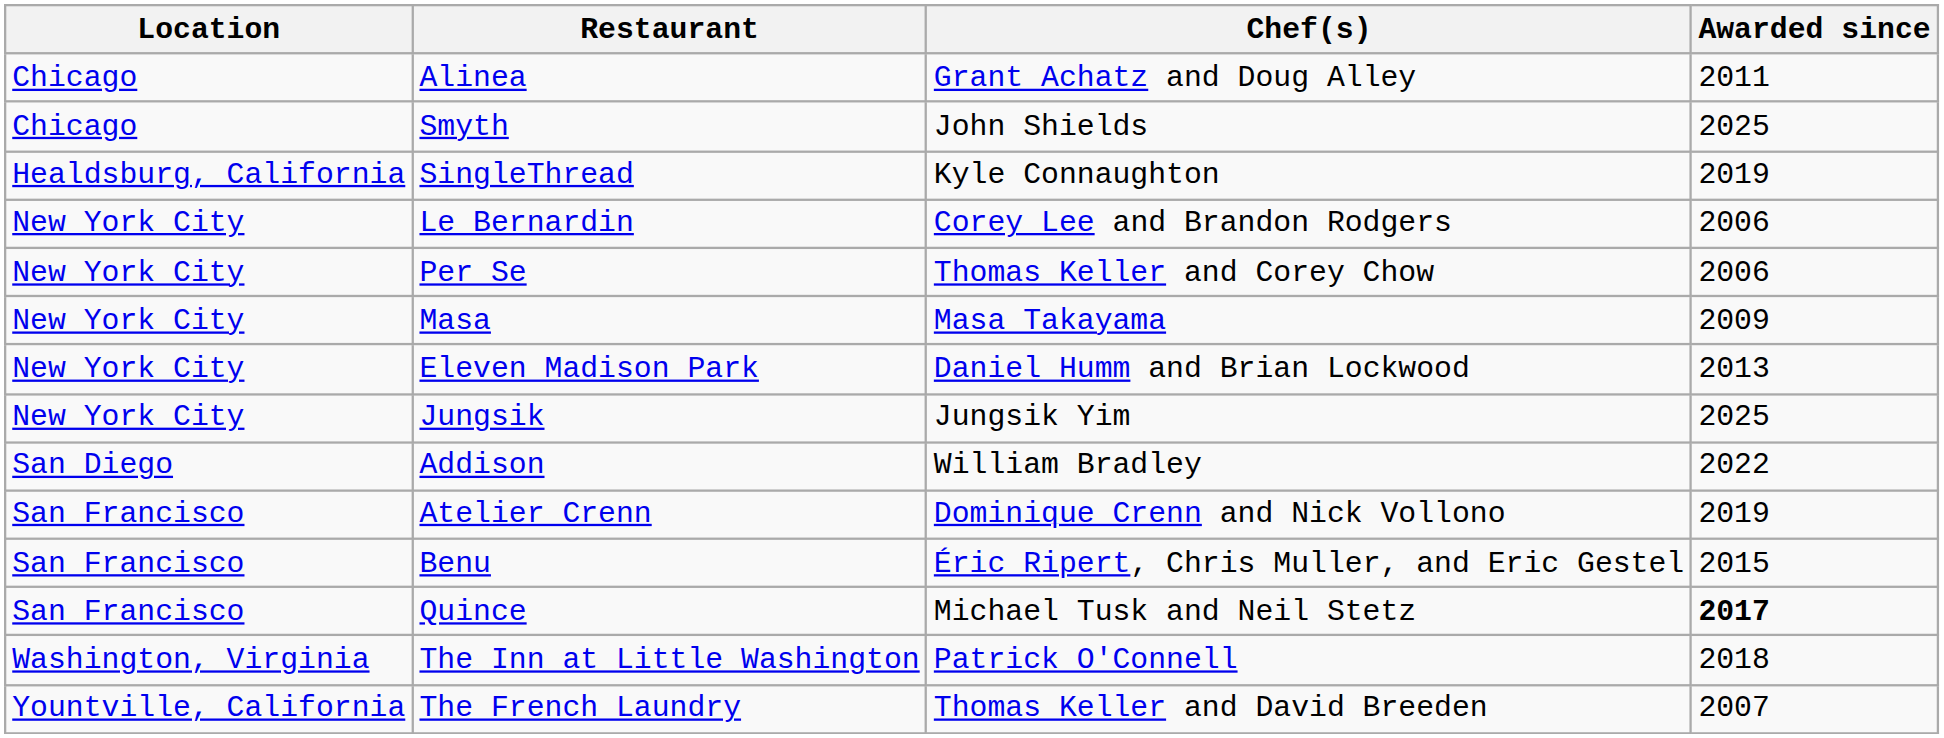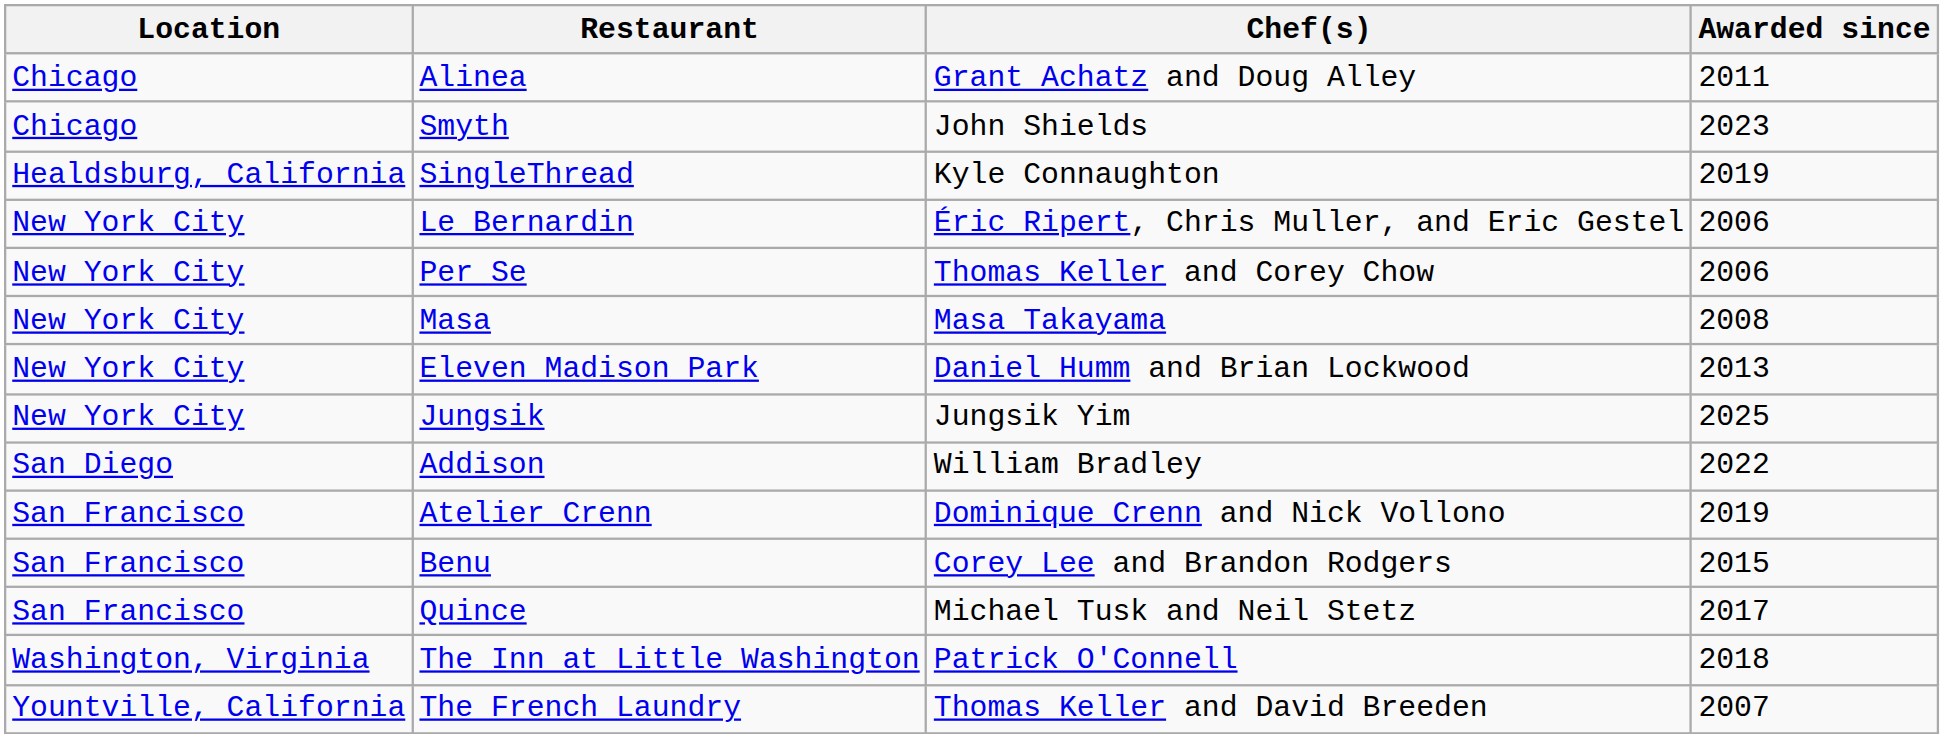(1734, 126) 2025 -> (1734, 126) 2023
(1193, 223) Corey Lee and Brandon Rodgers -> (1309, 223) Éric Ripert, Chris Muller, and Eric Gestel
(1734, 321) 2009 -> (1734, 321) 2008
(1309, 563) Éric Ripert, Chris Muller, and Eric Gestel -> (1193, 563) Corey Lee and Brandon Rodgers
(1734, 612) bold -> (1734, 612) normal
